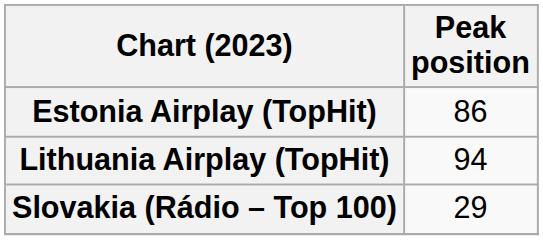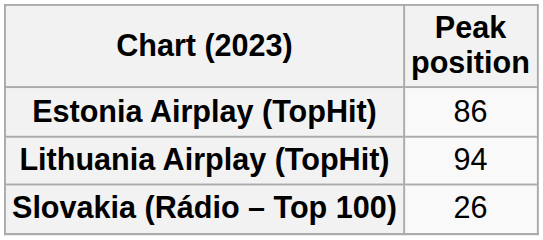(470, 208) 29 -> (470, 208) 26
